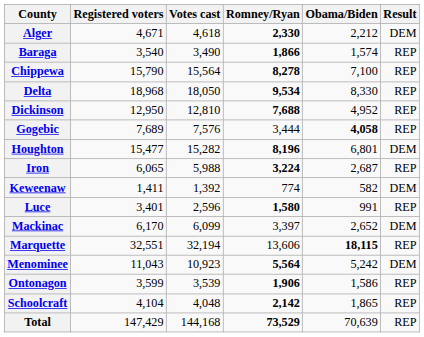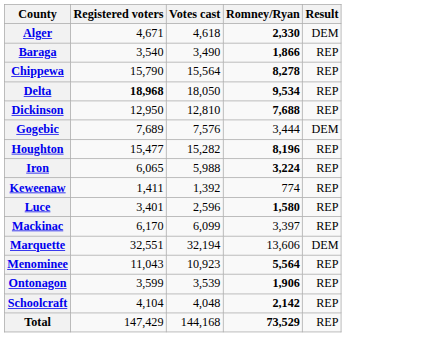- column: (342, 14)
(147, 91) normal -> (147, 91) bold
(405, 129) REP -> (325, 129) DEM
(403, 149) DEM -> (327, 149) REP
(403, 187) DEM -> (327, 187) REP
(403, 226) DEM -> (327, 226) REP
(405, 245) REP -> (325, 245) DEM
(403, 264) DEM -> (327, 264) REP
